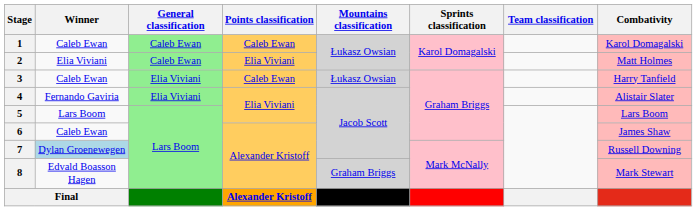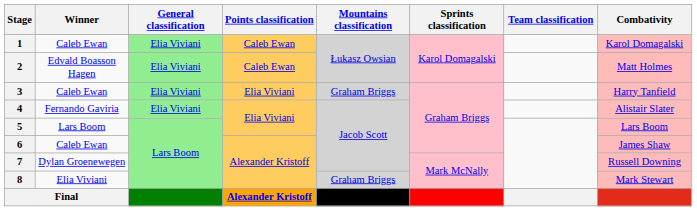(176, 43) Caleb Ewan -> (176, 43) Elia Viviani
(82, 61) Elia Viviani -> (82, 67) Edvald Boasson Hagen
(176, 61) Caleb Ewan -> (176, 67) Elia Viviani
(269, 61) Elia Viviani -> (269, 67) Caleb Ewan
(269, 79) Caleb Ewan -> (269, 91) Elia Viviani
(363, 79) Łukasz Owsian -> (363, 91) Graham Briggs
(82, 149) lightblue background -> (82, 162) no background
(82, 173) Edvald Boasson Hagen -> (82, 179) Elia Viviani
